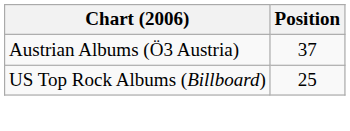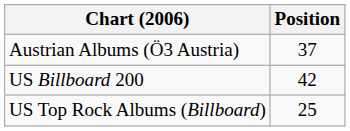+ row: (76, 79)
